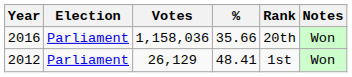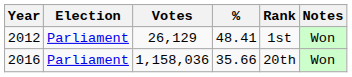rows swapped: (24, 60) <-> (24, 38)
